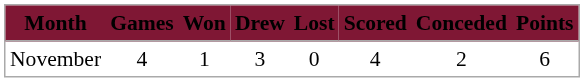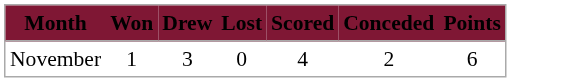- column: (142, 22)
